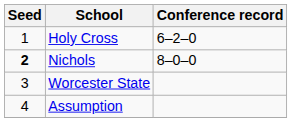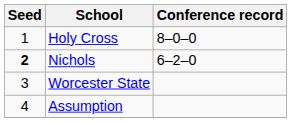(177, 38) 6–2–0 -> (177, 38) 8–0–0
(177, 60) 8–0–0 -> (177, 60) 6–2–0
